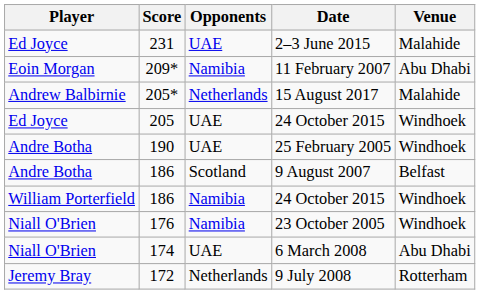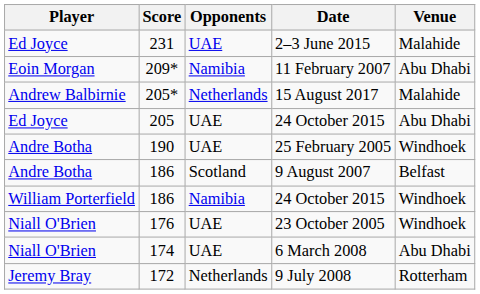(432, 120) Windhoek -> (435, 120) Abu Dhabi
(217, 224) Namibia -> (205, 224) UAE
